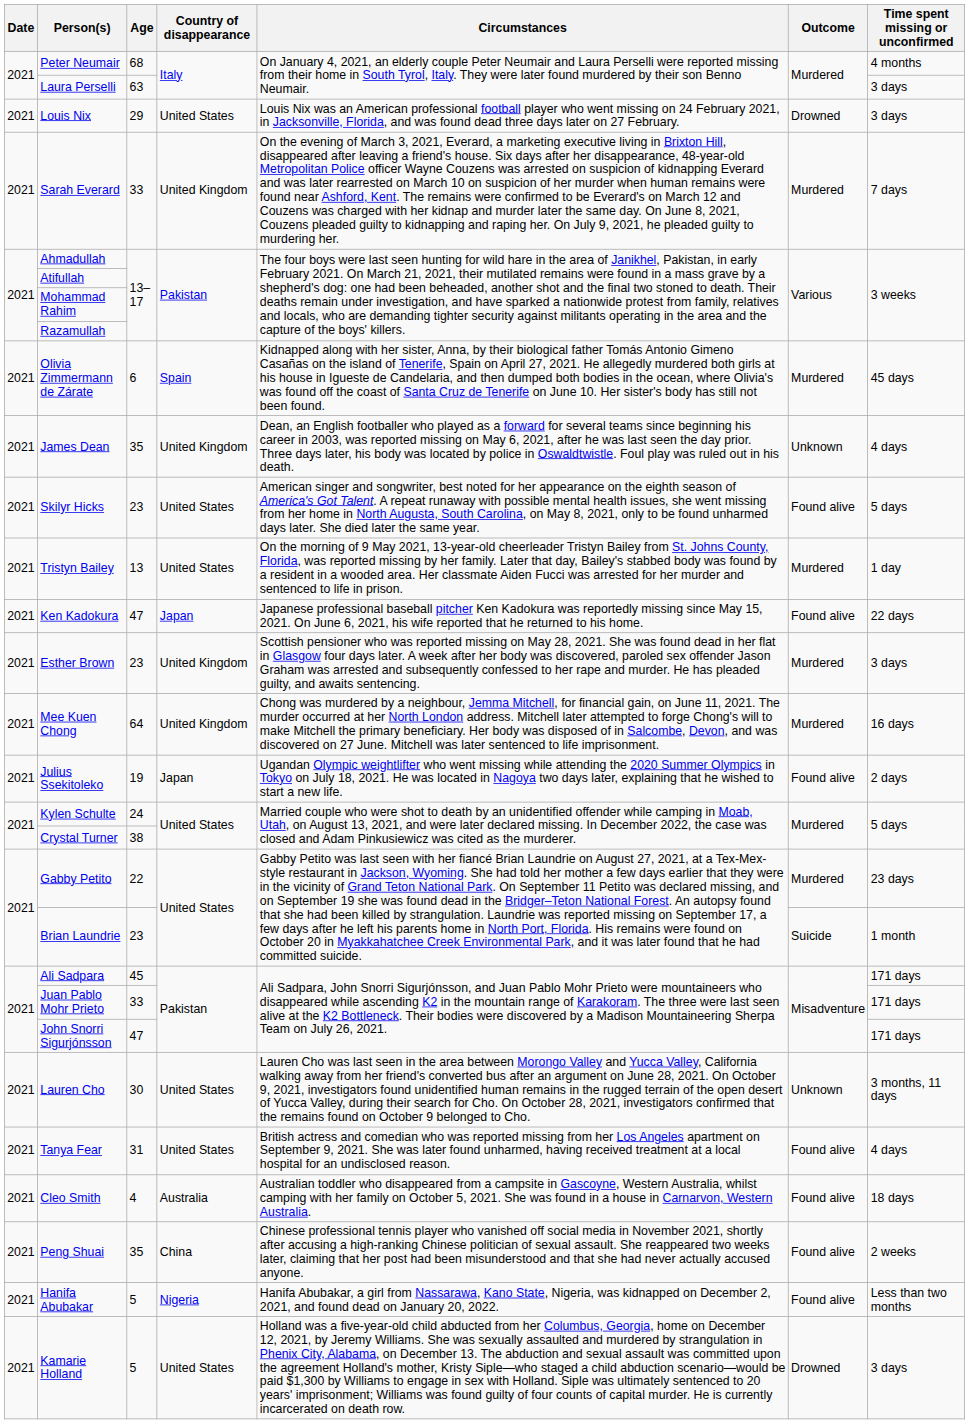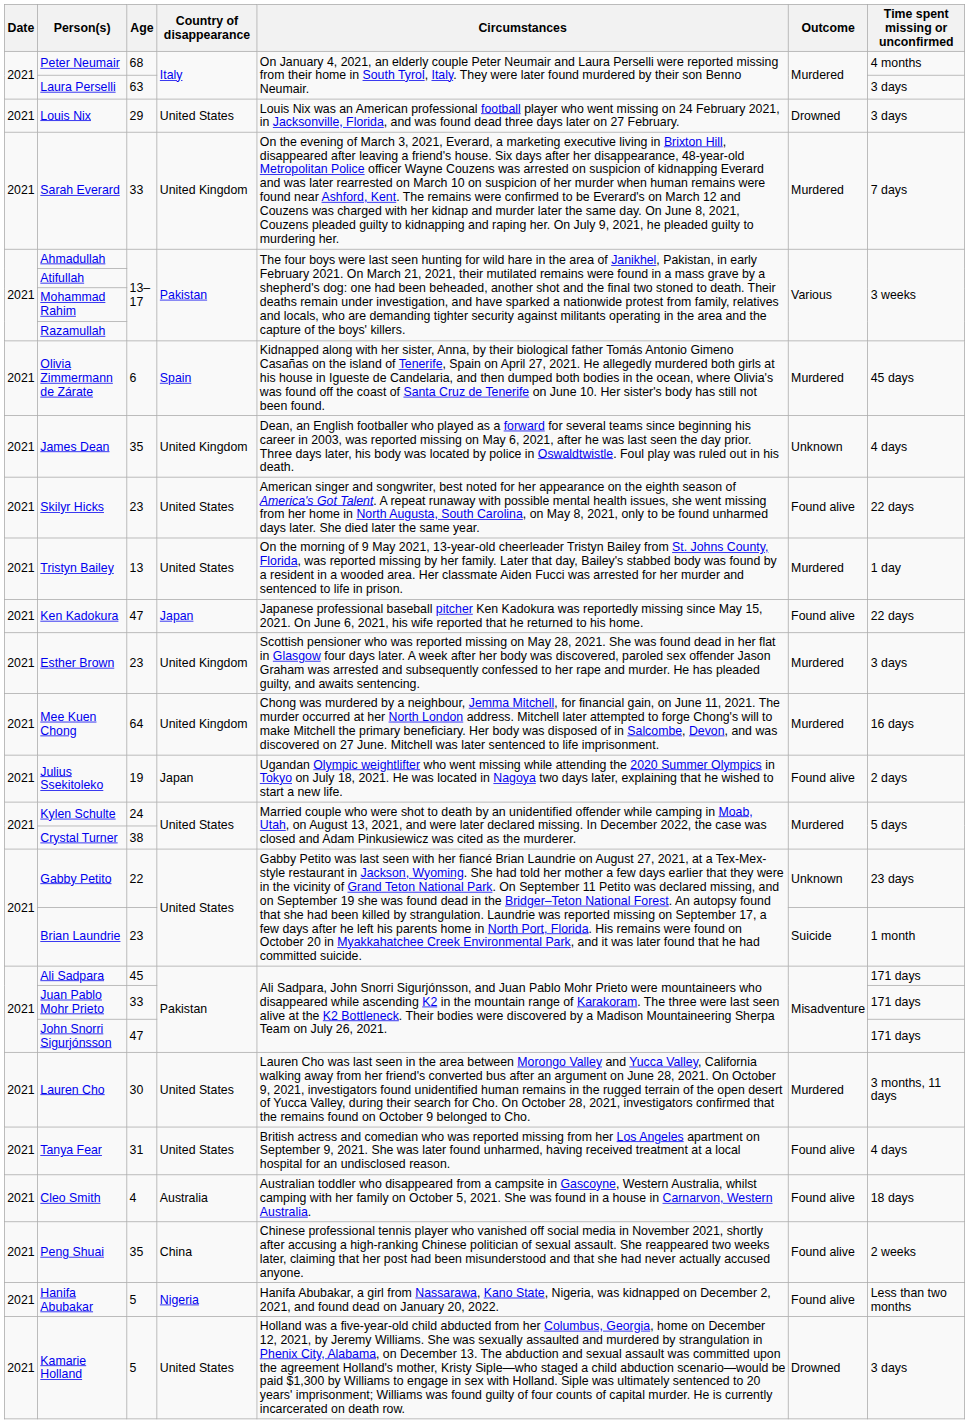(889, 507) 5 days -> (892, 507) 22 days
(817, 878) Murdered -> (817, 878) Unknown
(817, 1089) Unknown -> (817, 1089) Murdered
